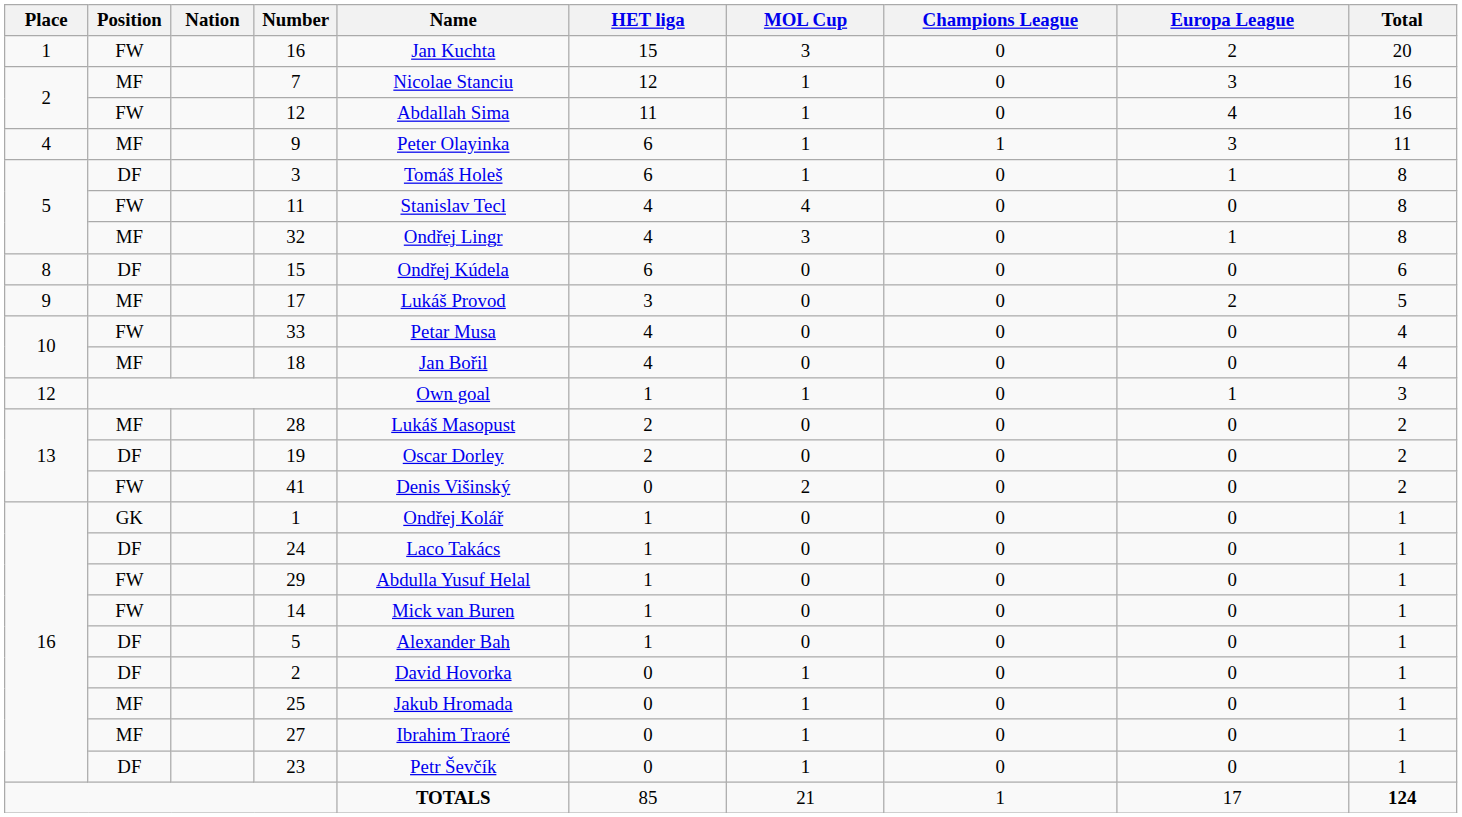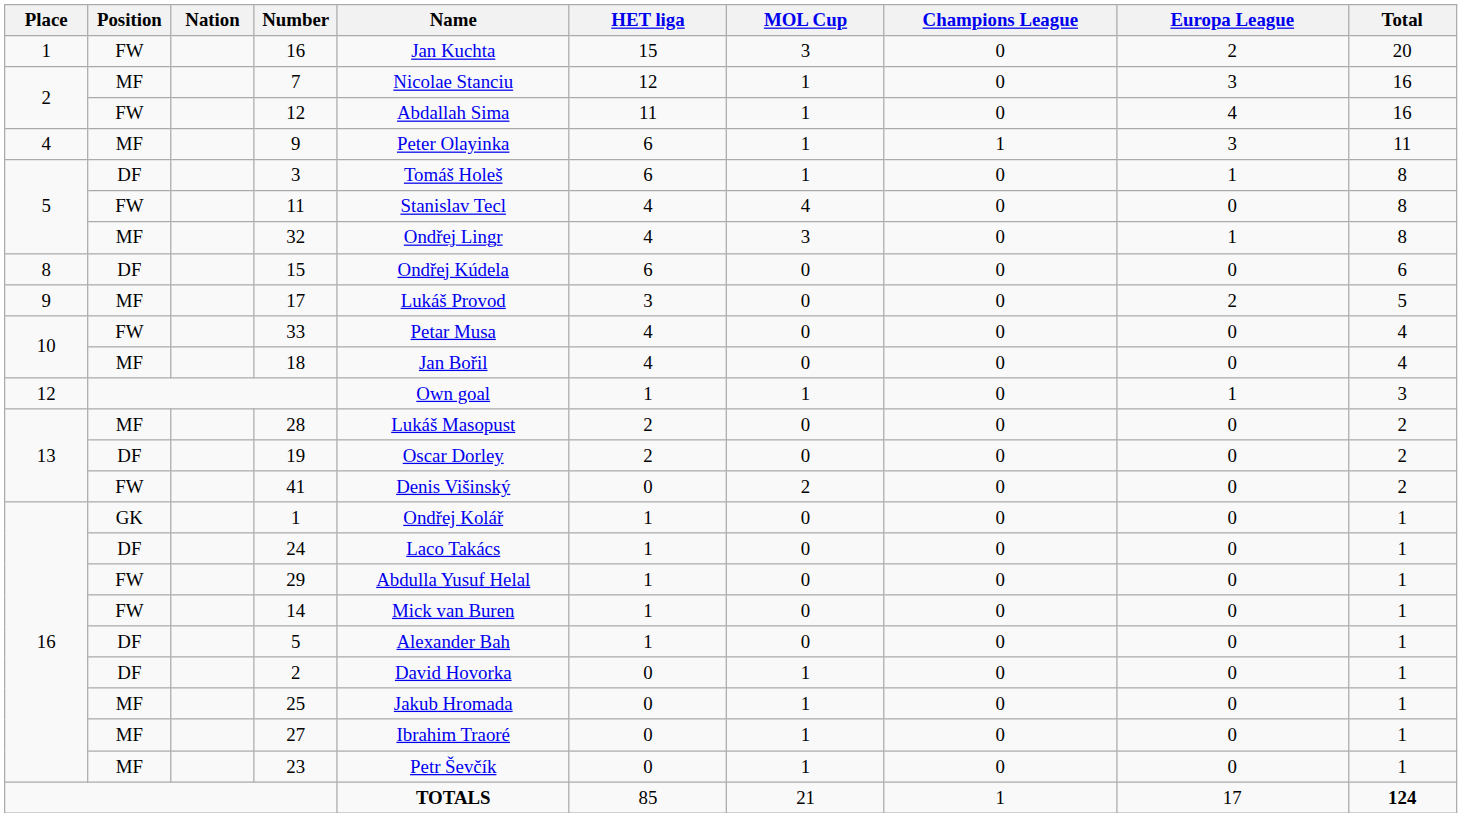(129, 766) DF -> (129, 766) MF
